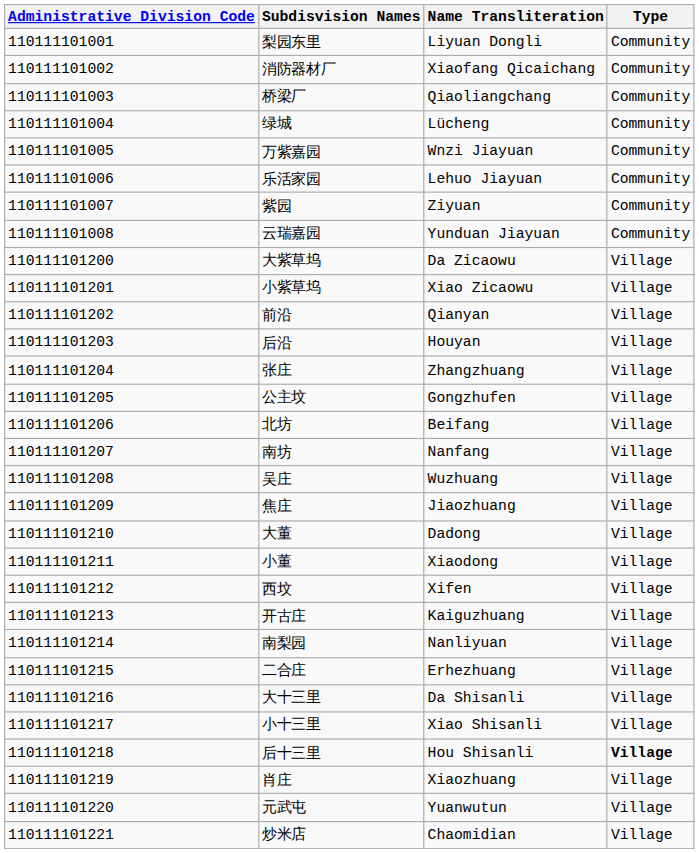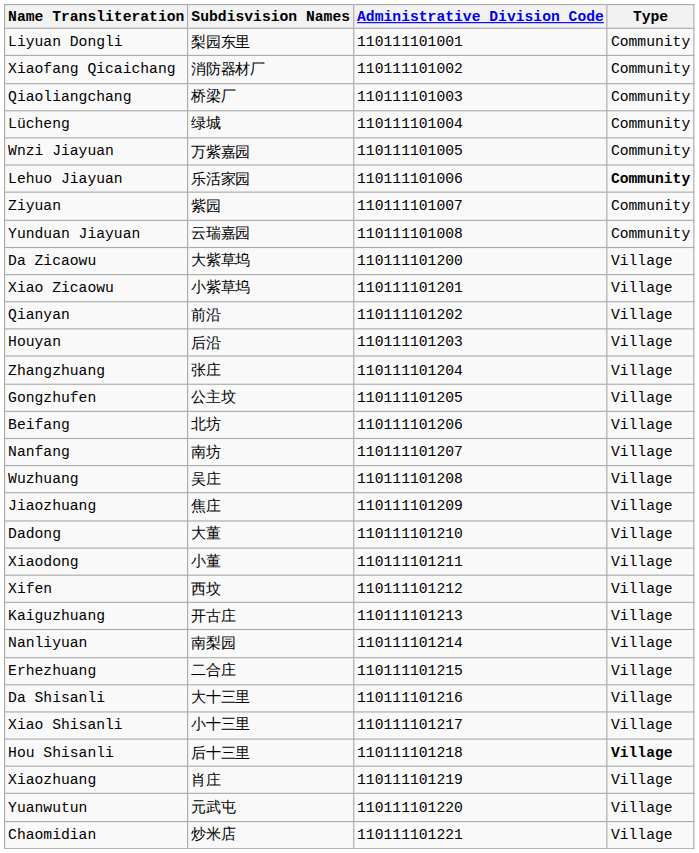columns swapped: (131, 17) <-> (516, 17)
(651, 179) normal -> (651, 179) bold
